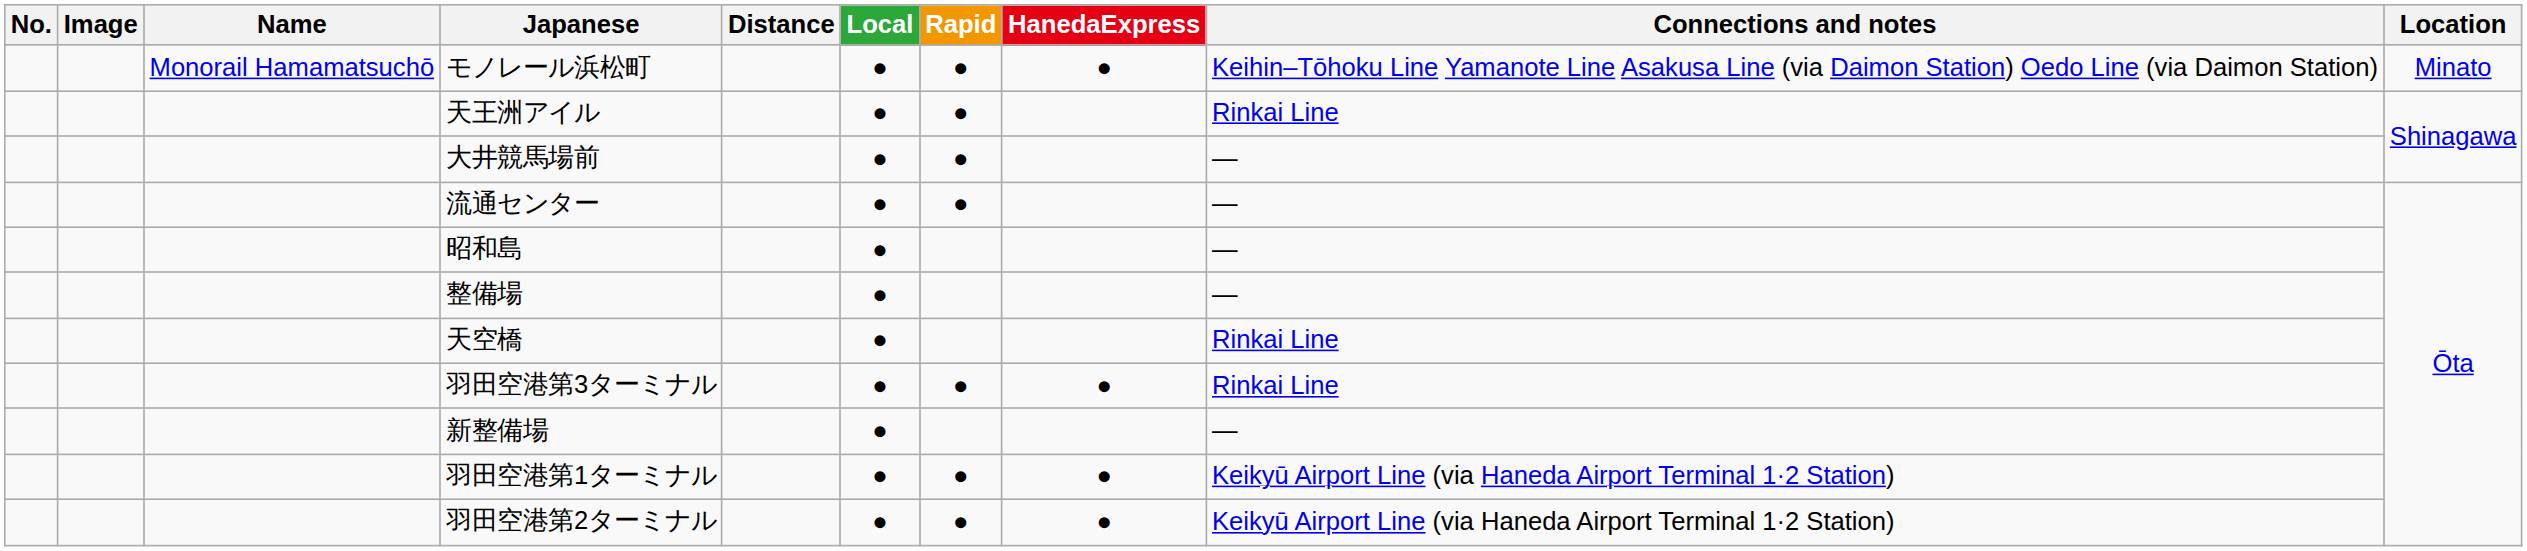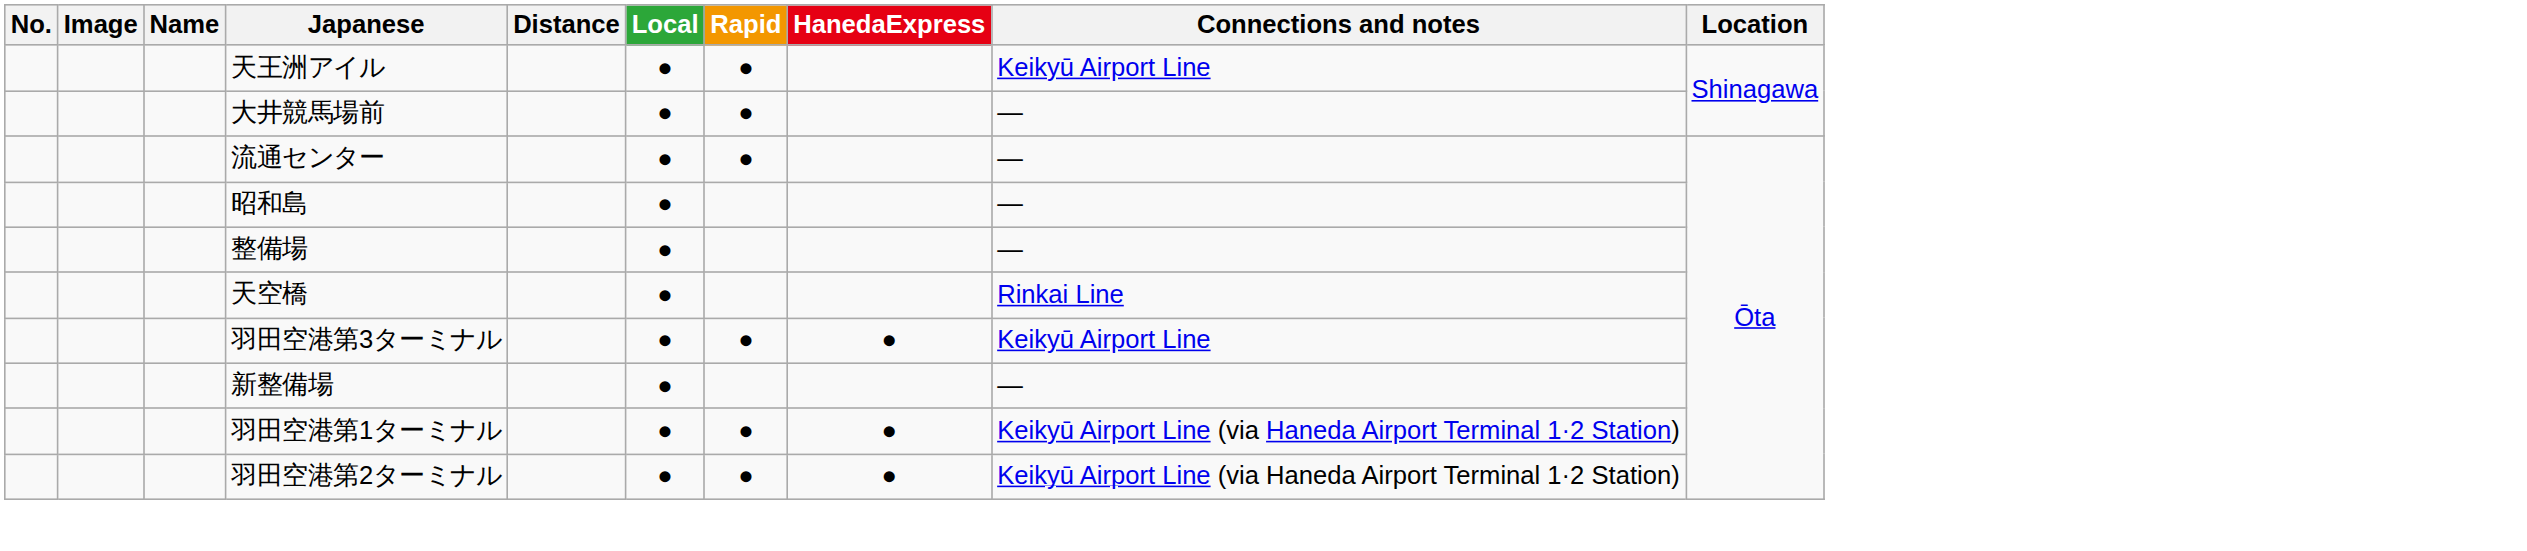- row: (548, 66)
(1275, 113) Rinkai Line -> (1104, 67) Keikyū Airport Line
(1275, 385) Rinkai Line -> (1104, 340) Keikyū Airport Line
